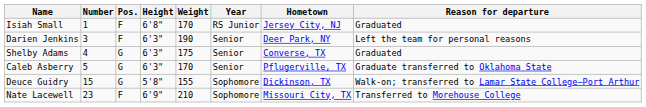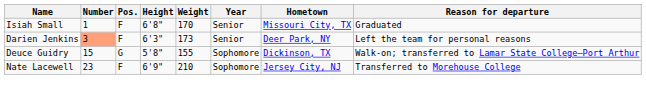(236, 25) RS Junior -> (228, 25) Senior
(302, 25) Jersey City, NJ -> (307, 25) Missouri City, TX
(85, 39) no background -> (85, 39) lightsalmon background
(185, 39) 190 -> (185, 39) 173
- row: (37, 53)
- row: (40, 67)
(307, 95) Missouri City, TX -> (302, 67) Jersey City, NJ
